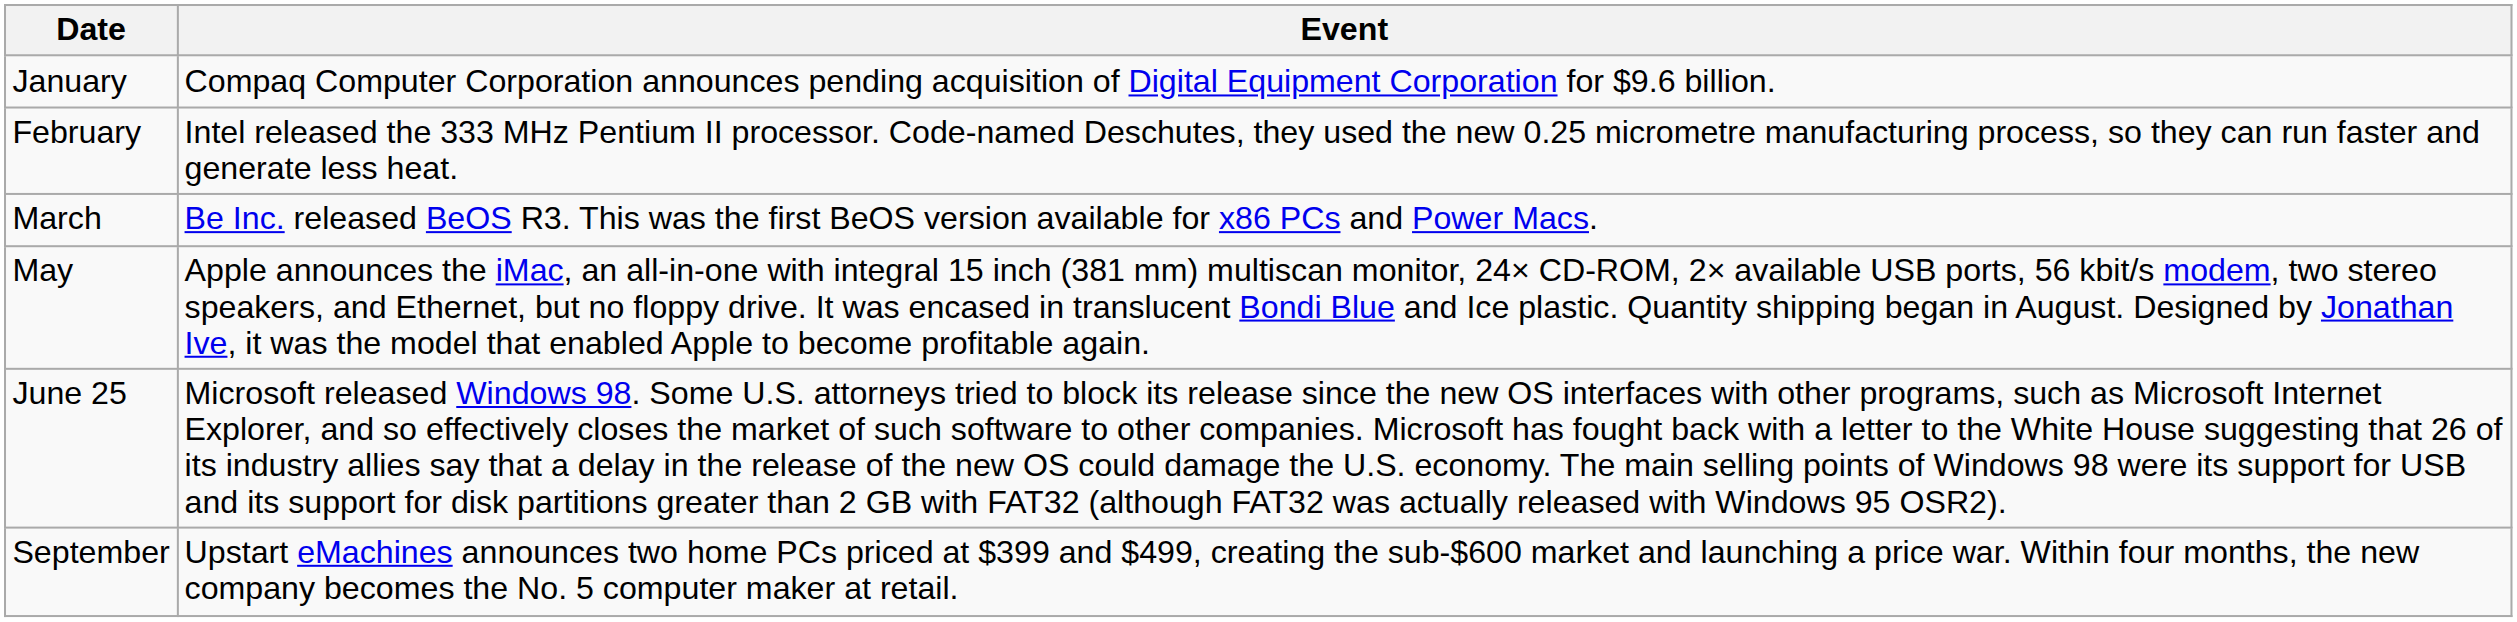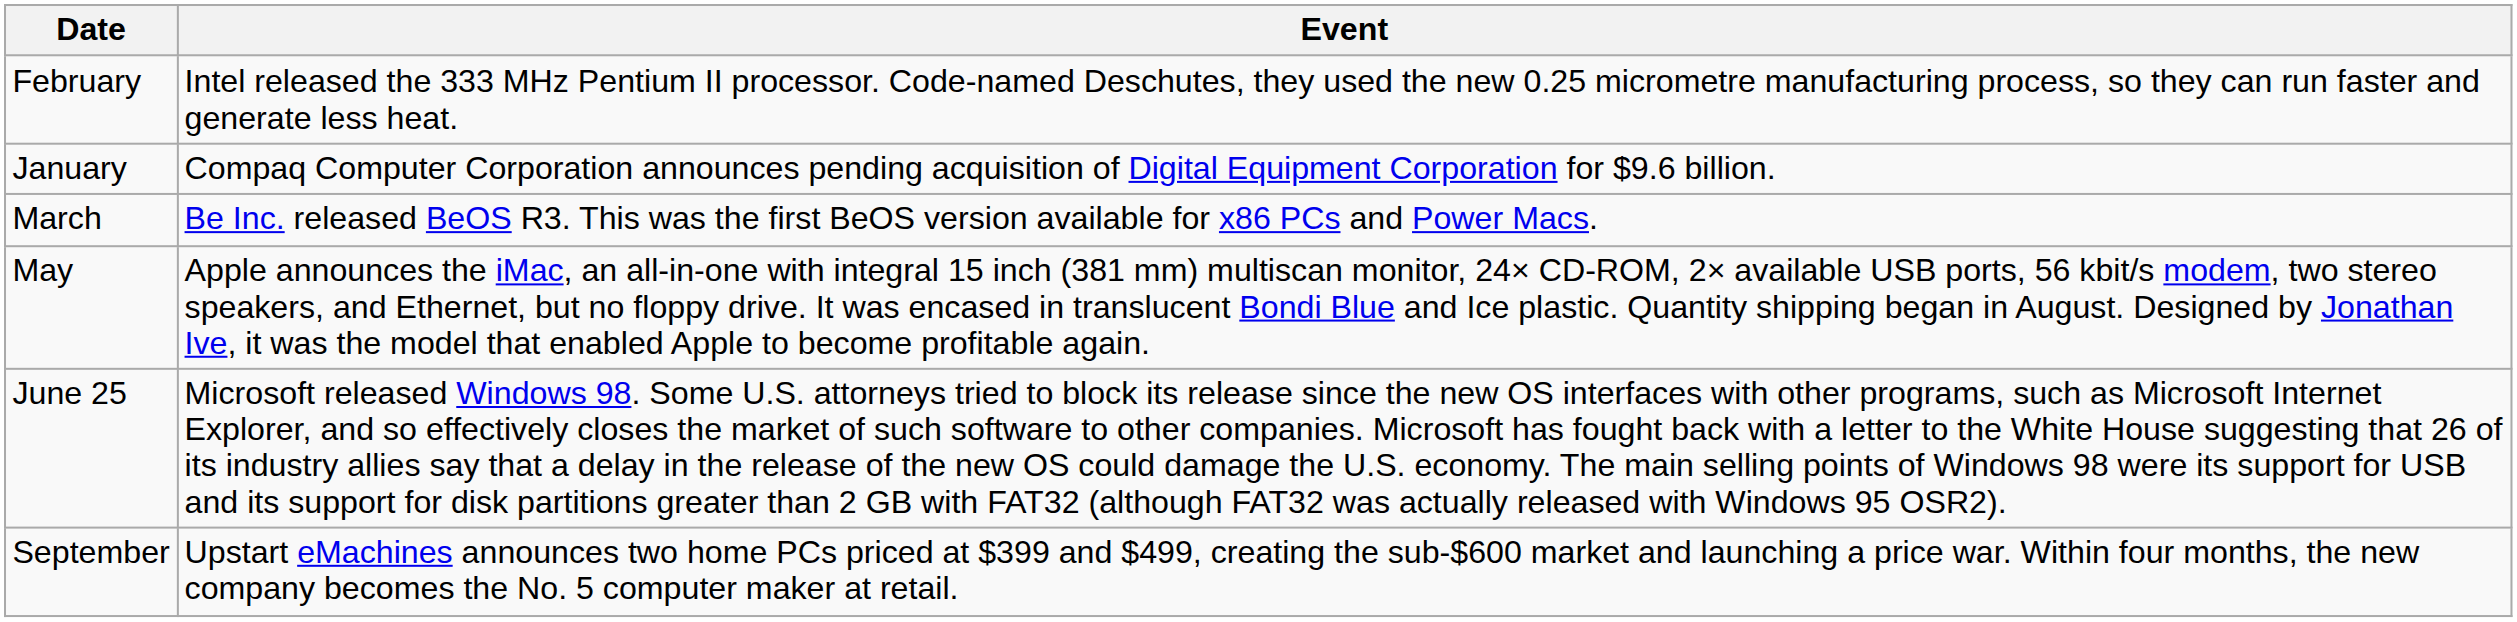rows swapped: (70, 81) <-> (77, 132)
